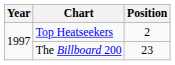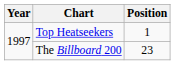(147, 32) 2 -> (147, 32) 1
